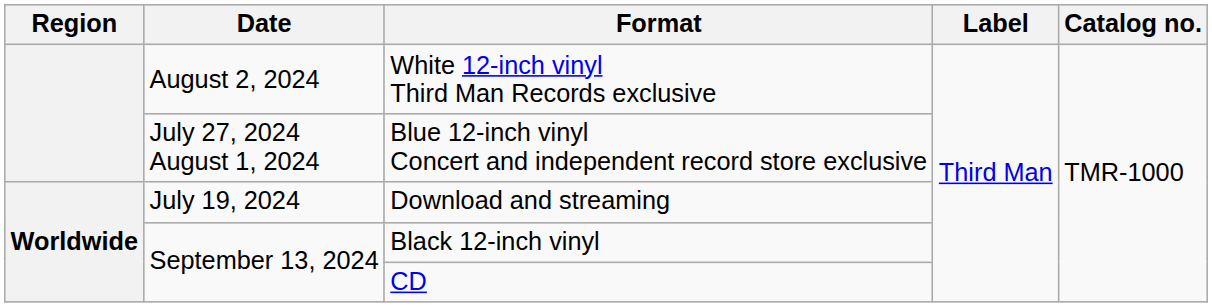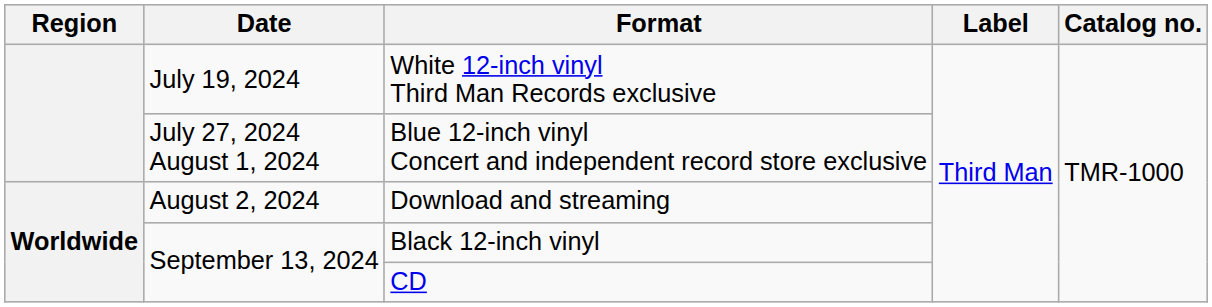(235, 78) August 2, 2024 -> (225, 78) July 19, 2024
(225, 201) July 19, 2024 -> (235, 201) August 2, 2024
